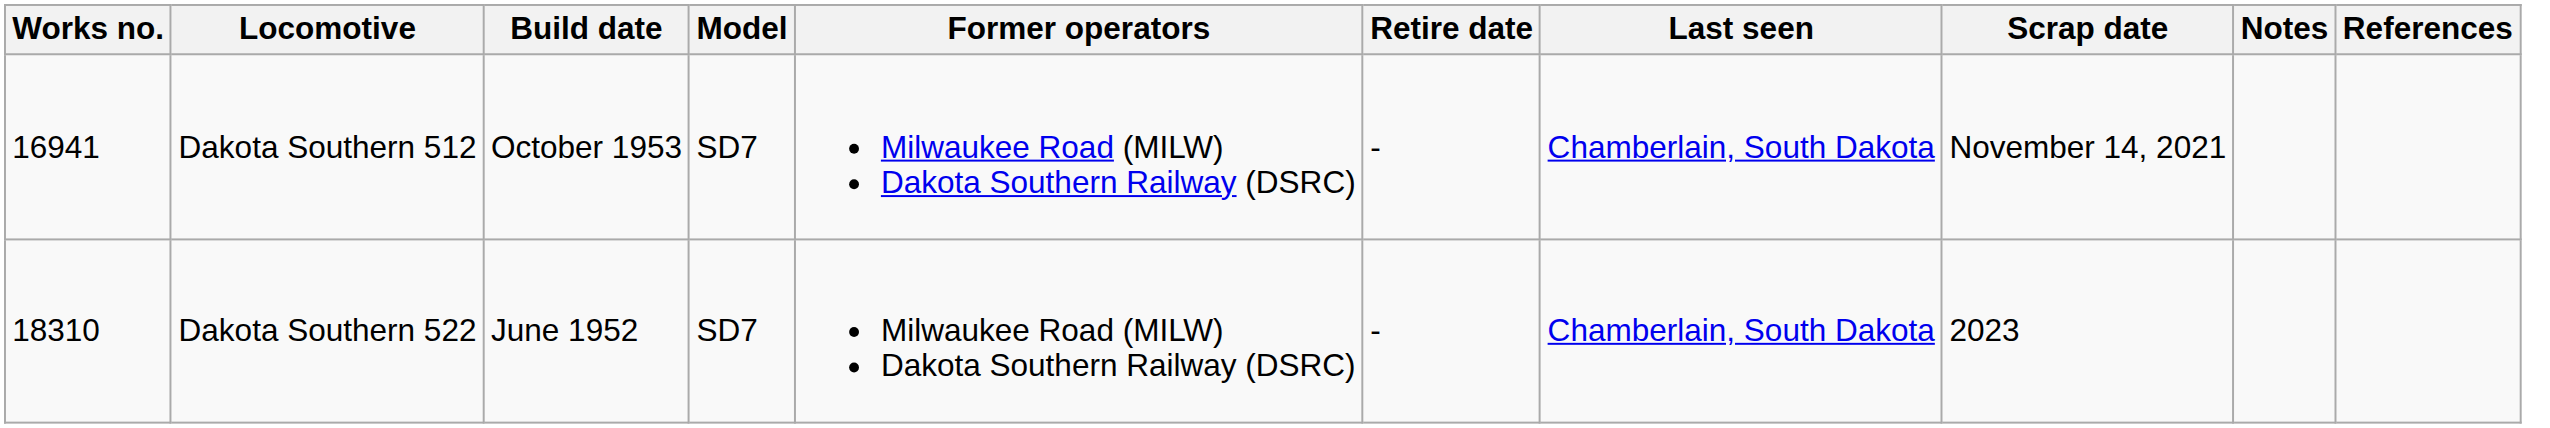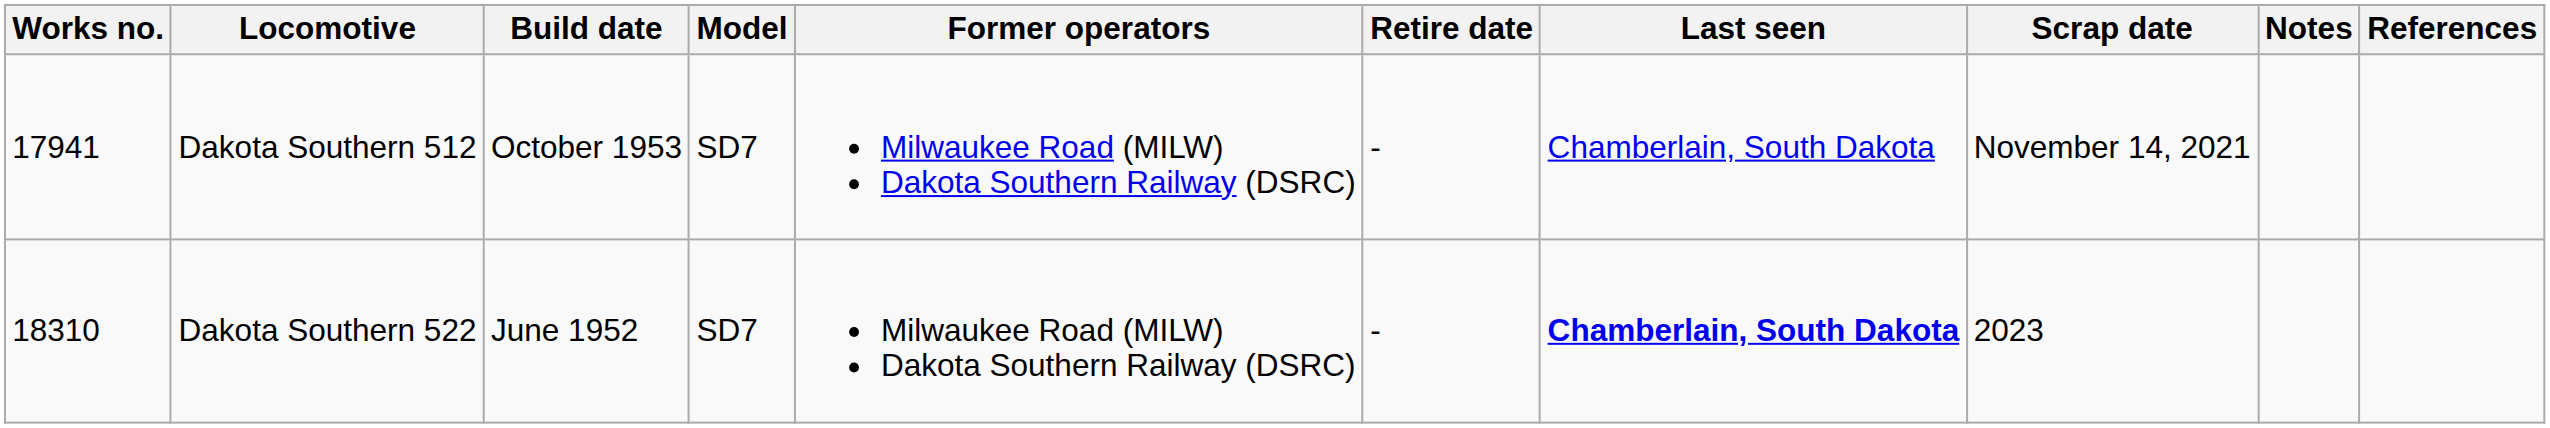(56, 146) 16941 -> (56, 146) 17941
(1741, 330) normal -> (1753, 330) bold
